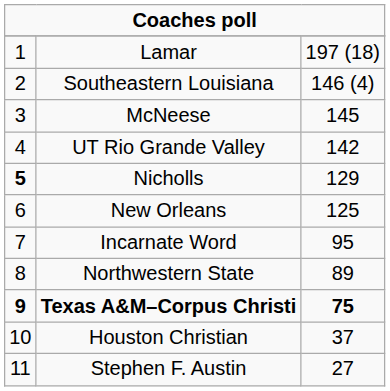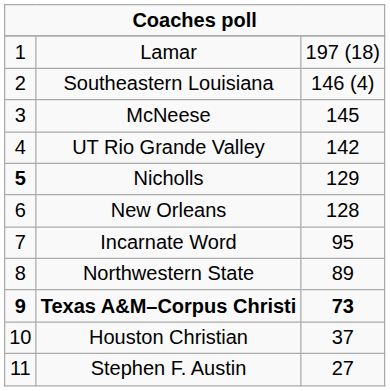(343, 210) 125 -> (343, 210) 128
(343, 305) 75 -> (343, 305) 73
